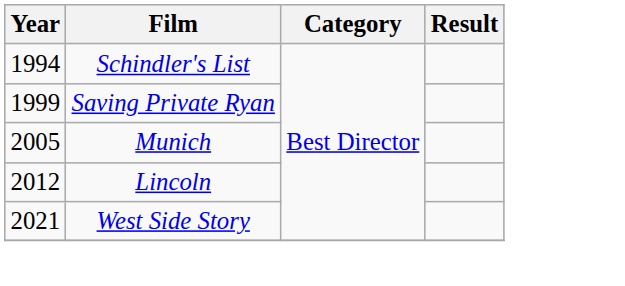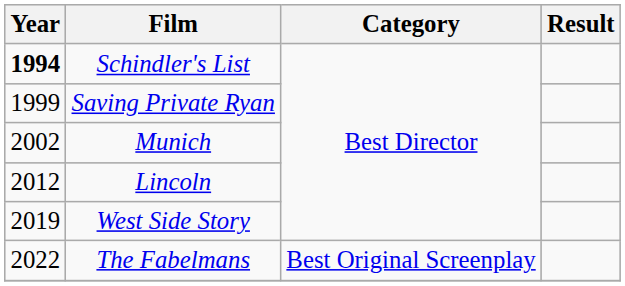(35, 63) normal -> (35, 63) bold
(35, 142) 2005 -> (35, 142) 2002
(35, 220) 2021 -> (35, 220) 2019
+ row: (173, 260)
